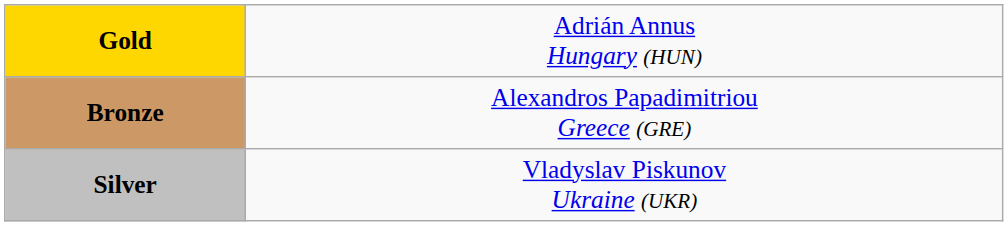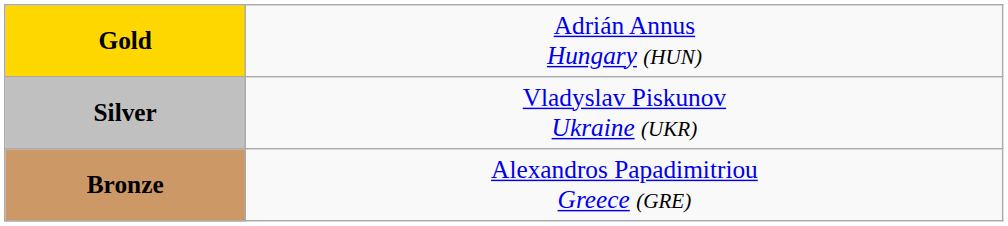rows swapped: (125, 184) <-> (125, 112)
